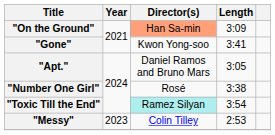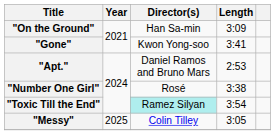(173, 28) lightsalmon background -> (173, 28) no background
(236, 67) 3:05 -> (236, 67) 2:53
(116, 121) 2023 -> (116, 121) 2025
(236, 121) 2:53 -> (236, 121) 3:05
